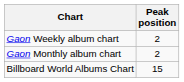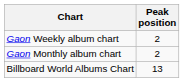(157, 69) 15 -> (157, 69) 13
